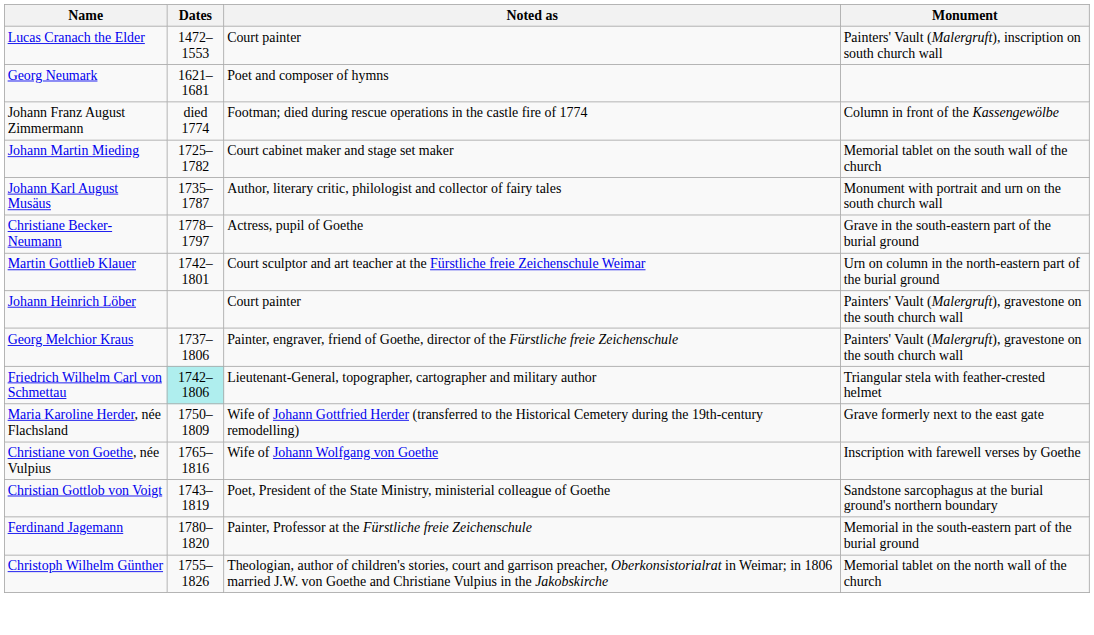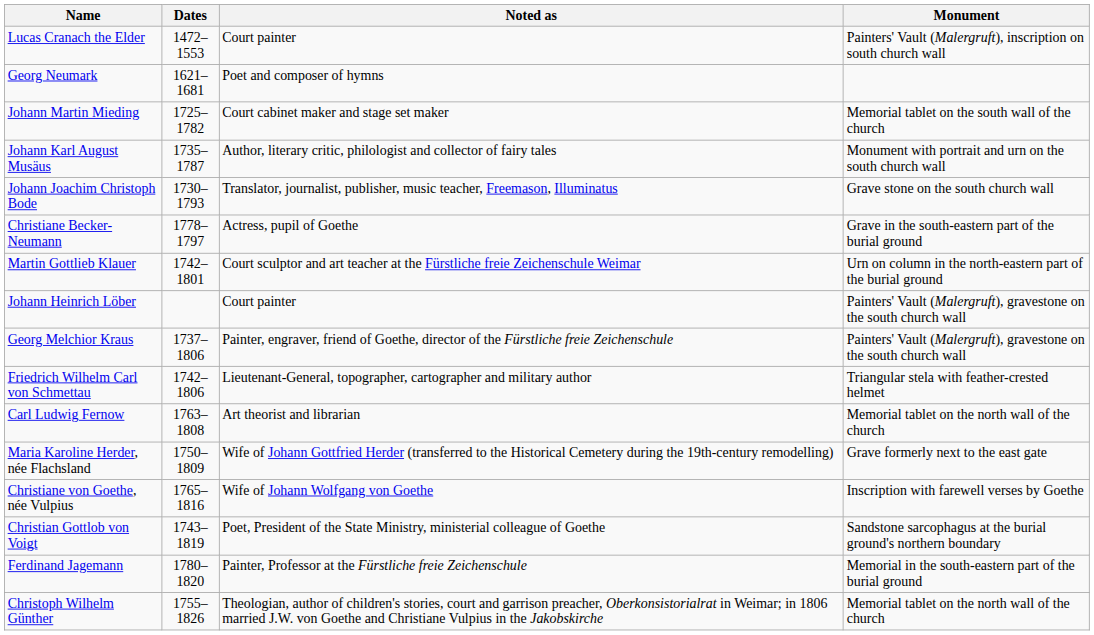- row: (66, 120)
+ row: (81, 196)
(195, 385) paleturquoise background -> (190, 385) no background
+ row: (66, 414)
